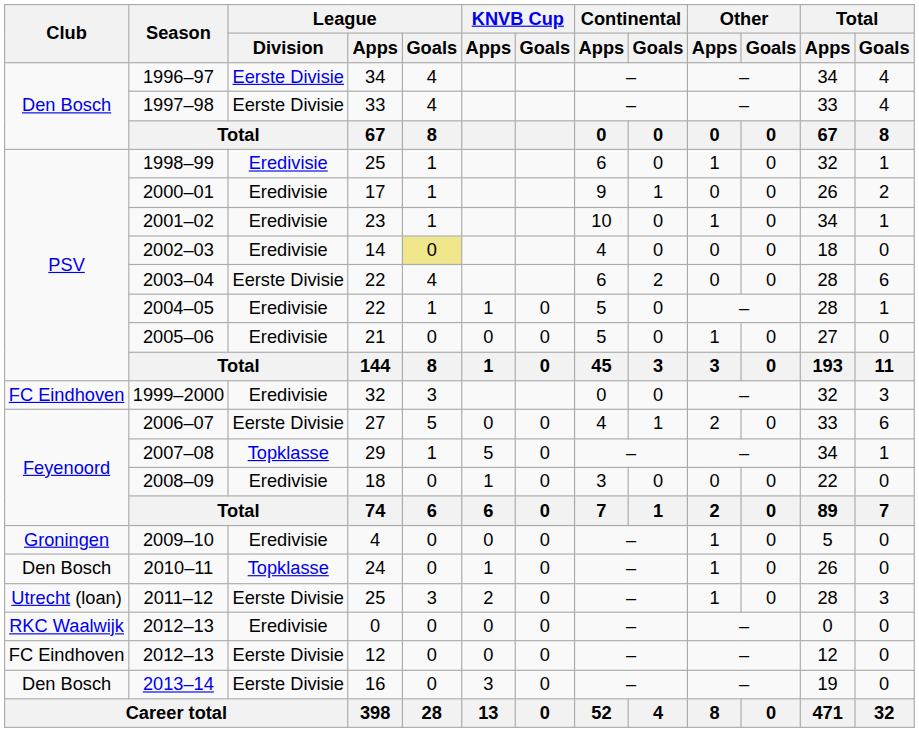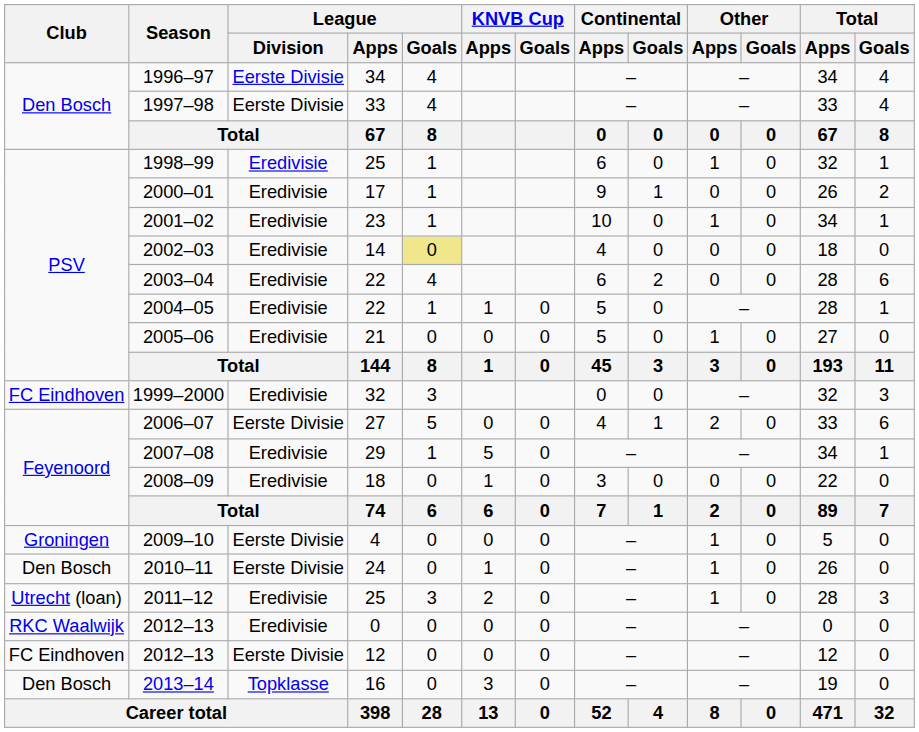(288, 279) Eerste Divisie -> (288, 279) Eredivisie
(288, 452) Topklasse -> (288, 452) Eredivisie
(288, 539) Eredivisie -> (288, 539) Eerste Divisie
(288, 568) Topklasse -> (288, 568) Eerste Divisie
(288, 597) Eerste Divisie -> (288, 597) Eredivisie
(288, 684) Eerste Divisie -> (288, 684) Topklasse
